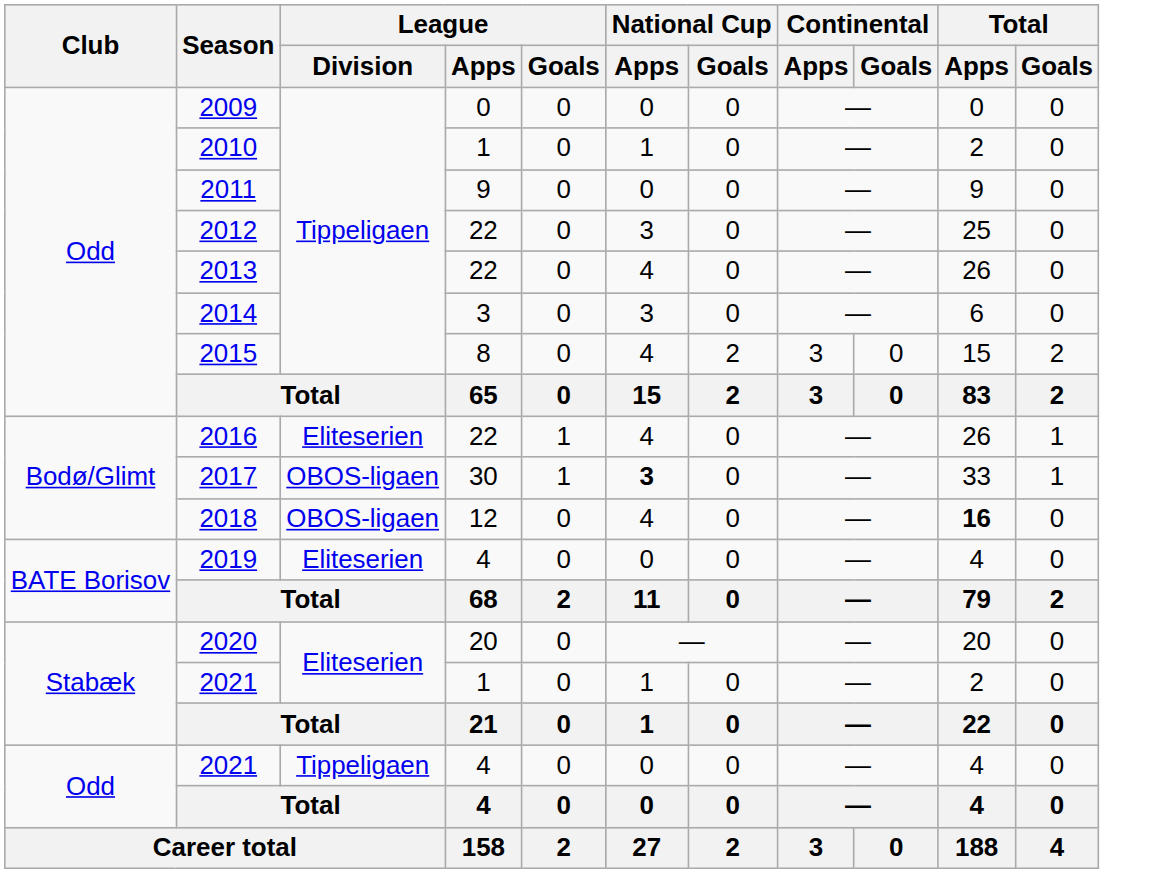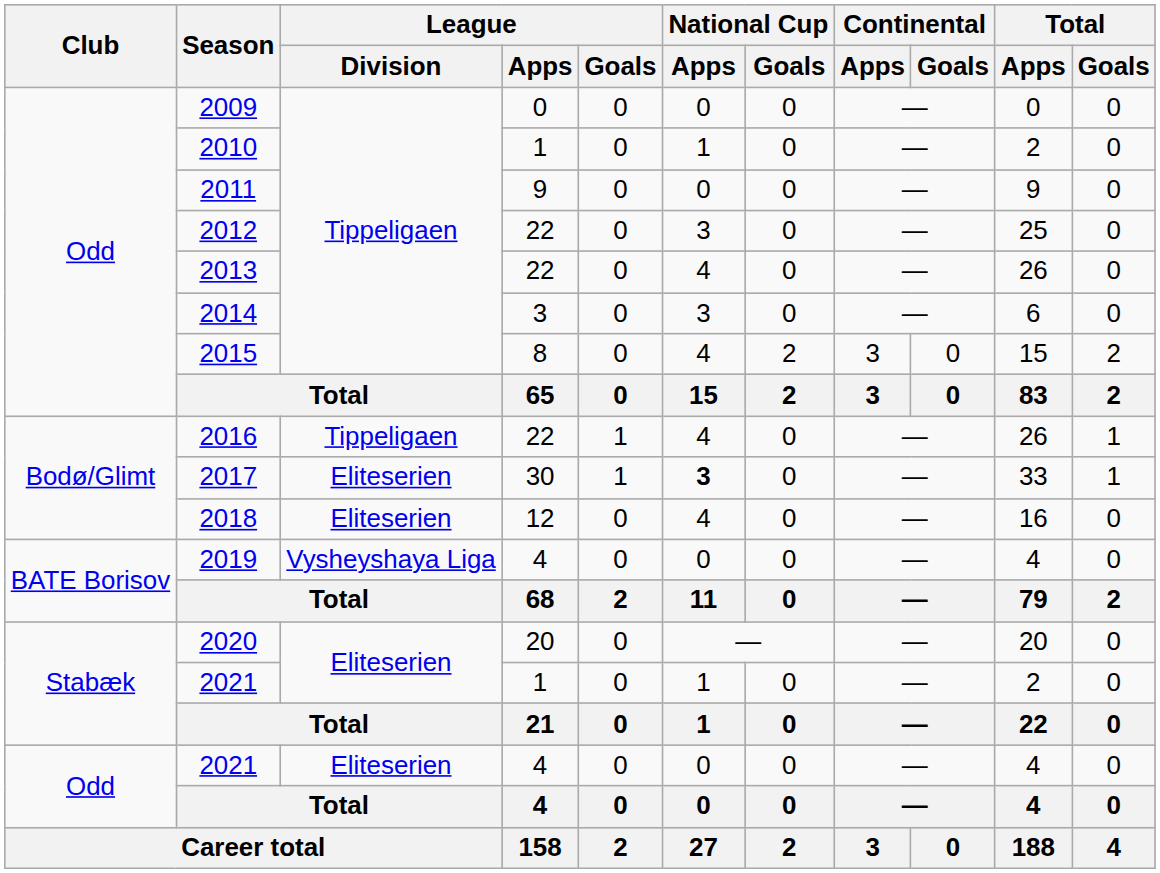(363, 436) Eliteserien -> (391, 436) Tippeligaen
(363, 477) OBOS-ligaen -> (391, 477) Eliteserien
(363, 518) OBOS-ligaen -> (391, 518) Eliteserien
(977, 518) bold -> (1033, 518) normal
(363, 559) Eliteserien -> (391, 559) Vysheyshaya Liga
(363, 764) Tippeligaen -> (391, 764) Eliteserien
